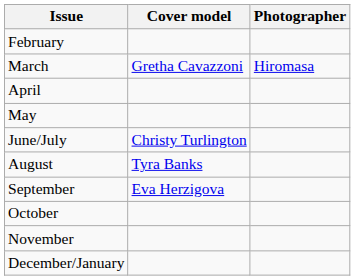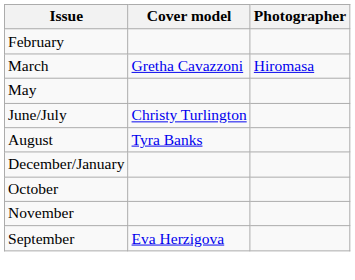- row: (24, 90)
rows swapped: (41, 189) <-> (66, 262)
